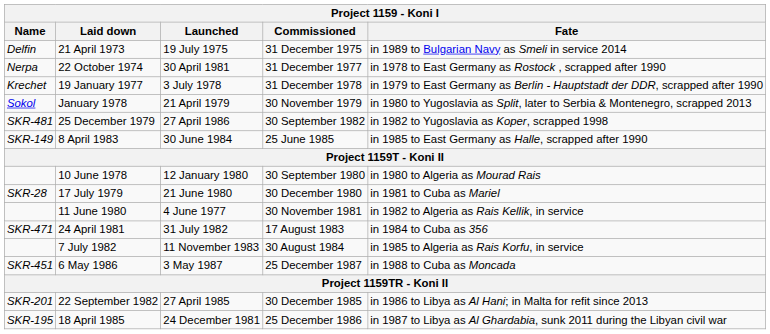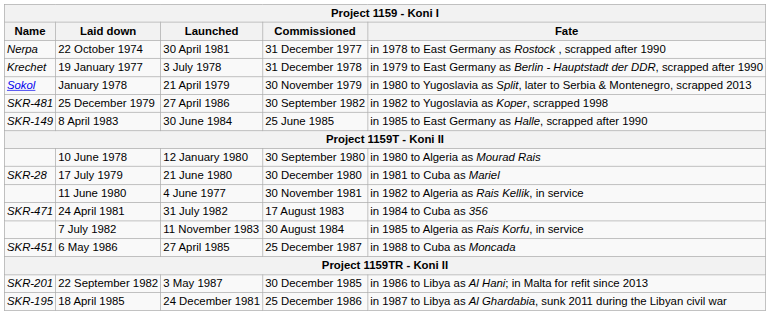- row: (91, 49)
(193, 265) 3 May 1987 -> (196, 247) 27 April 1985
(196, 301) 27 April 1985 -> (193, 283) 3 May 1987
